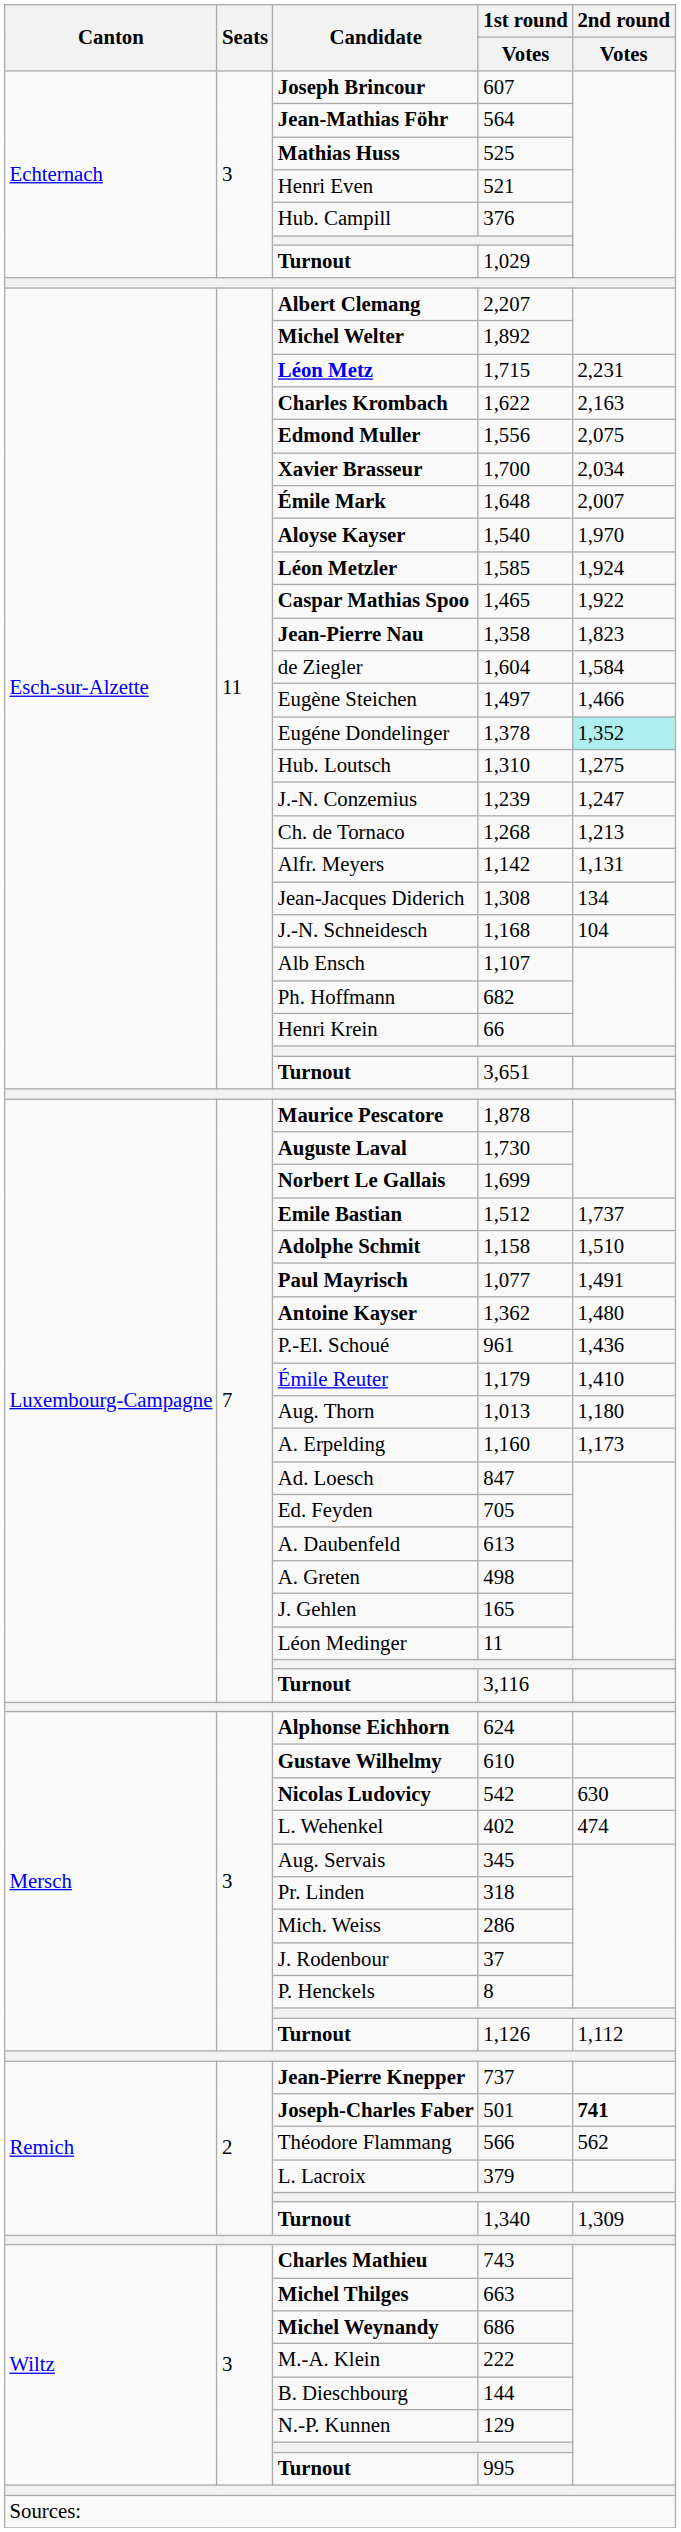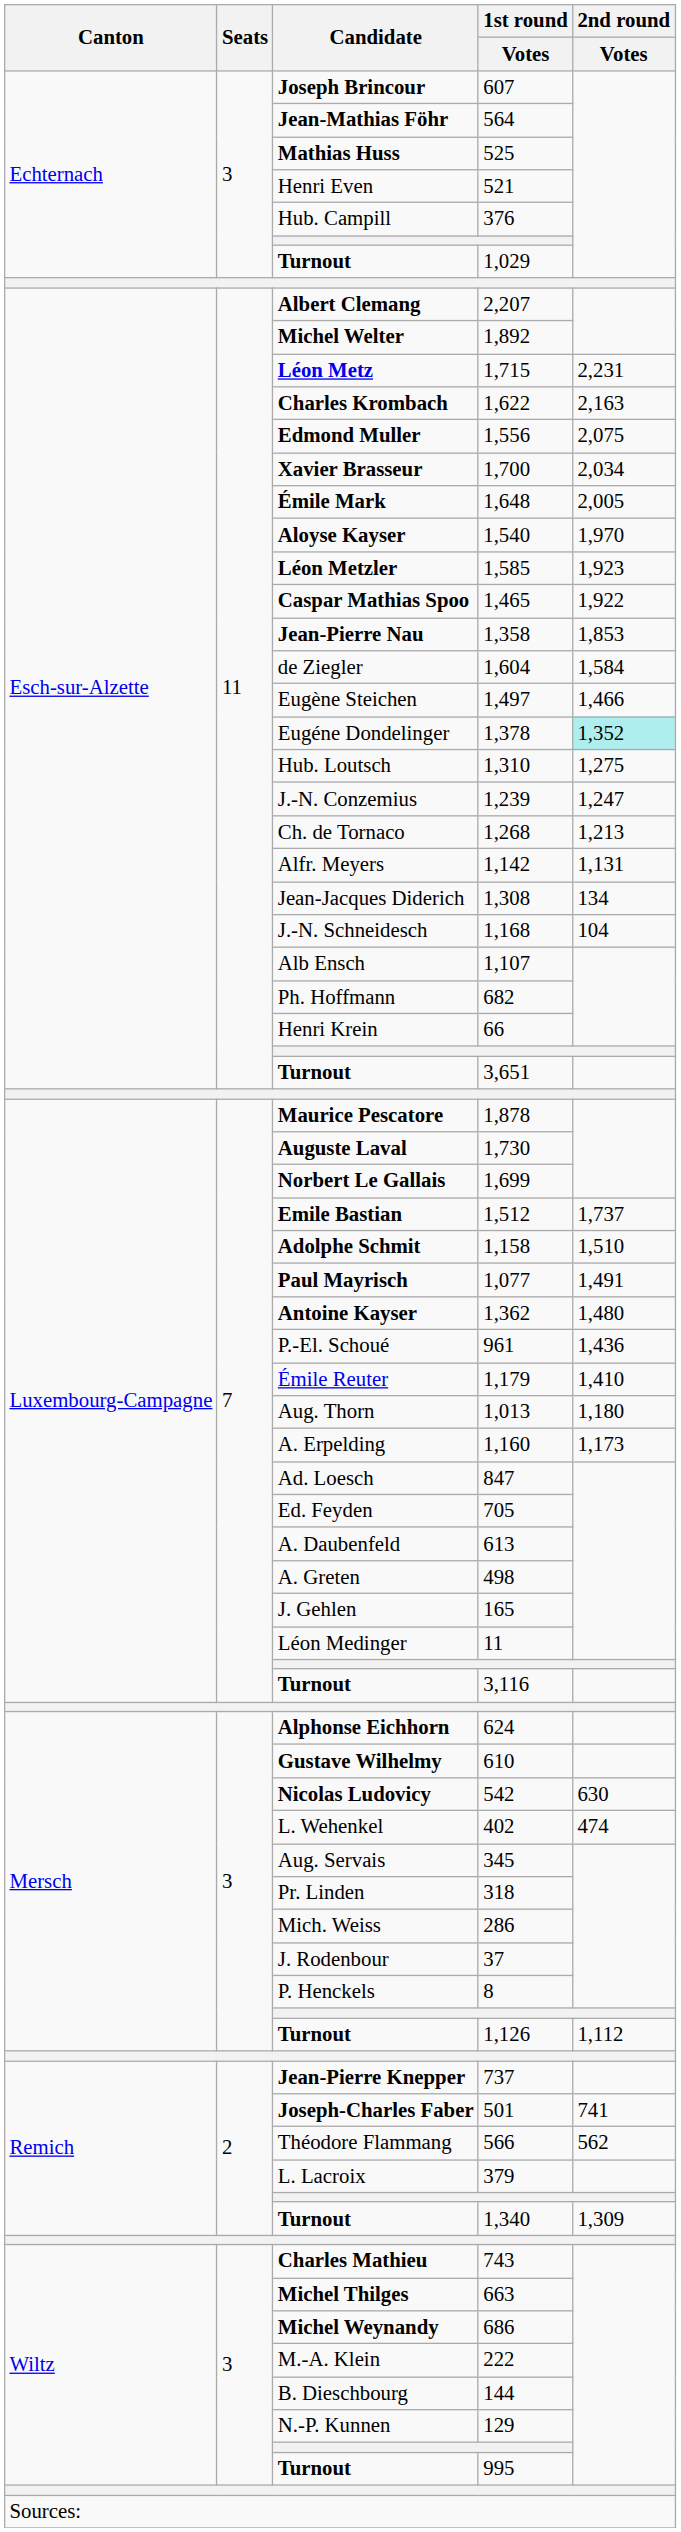(601, 501) 2,007 -> (601, 501) 2,005
(601, 567) 1,924 -> (601, 567) 1,923
(601, 633) 1,823 -> (601, 633) 1,853
(593, 2109) bold -> (593, 2109) normal
